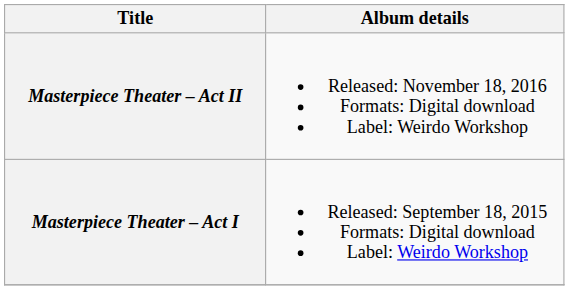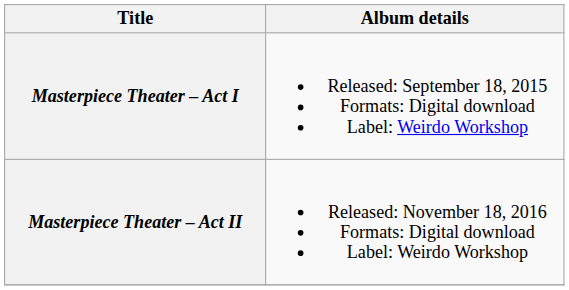rows swapped: (135, 221) <-> (135, 96)
